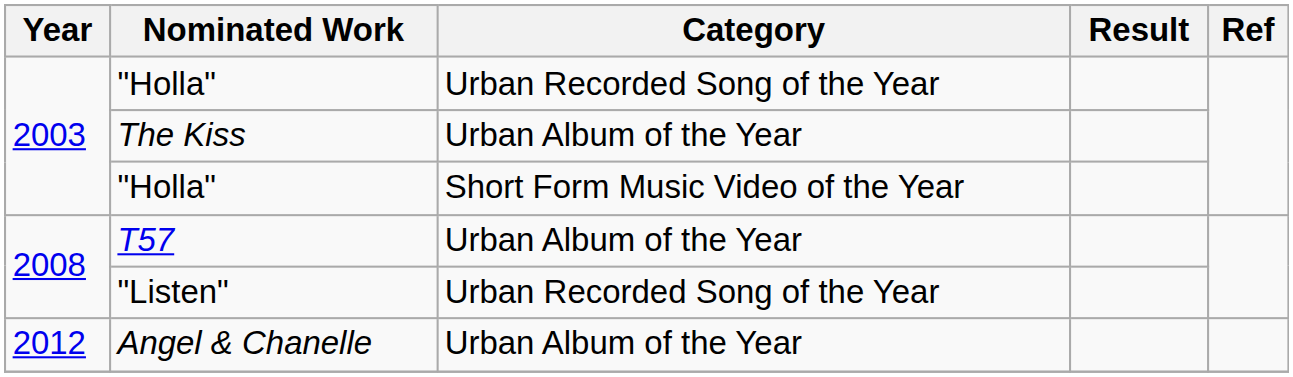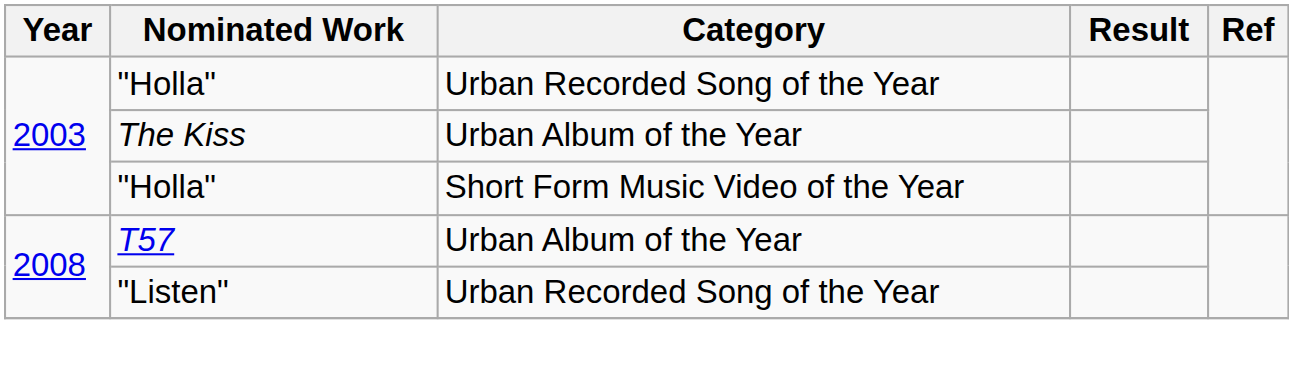- row: (245, 344)
